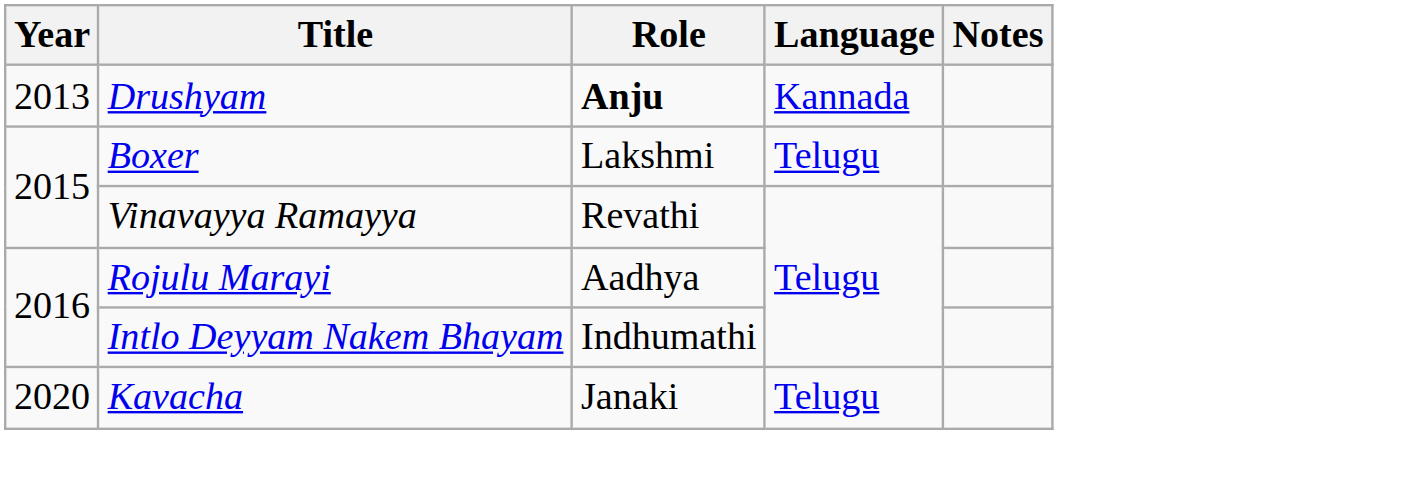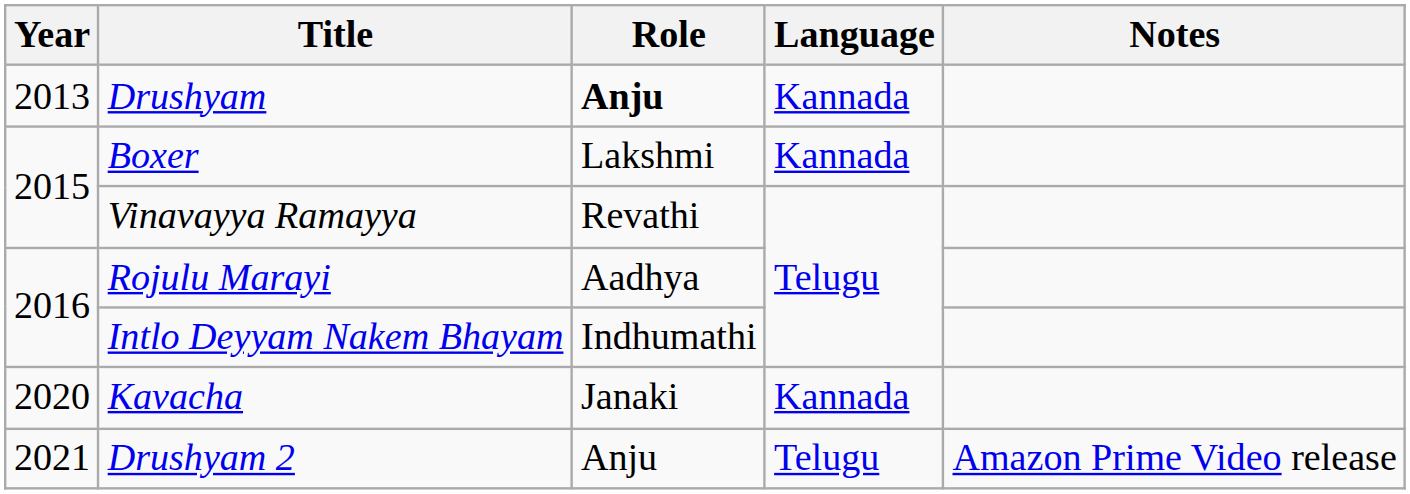(827, 155) Telugu -> (842, 155) Kannada
(827, 397) Telugu -> (842, 397) Kannada
+ row: (201, 457)
